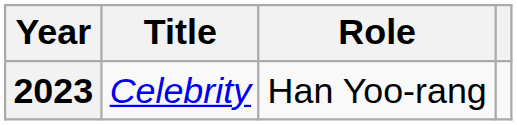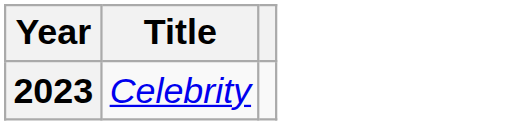- column: (377, 32)
